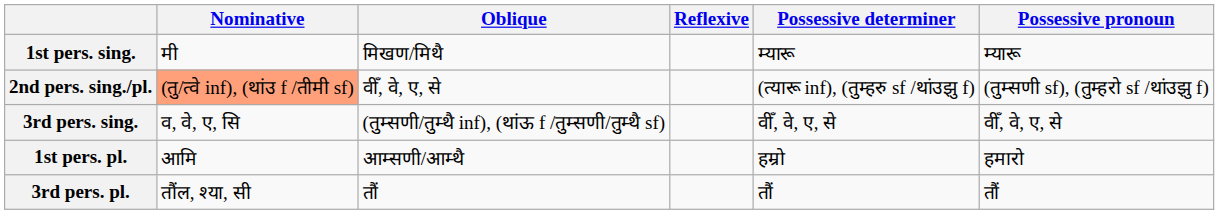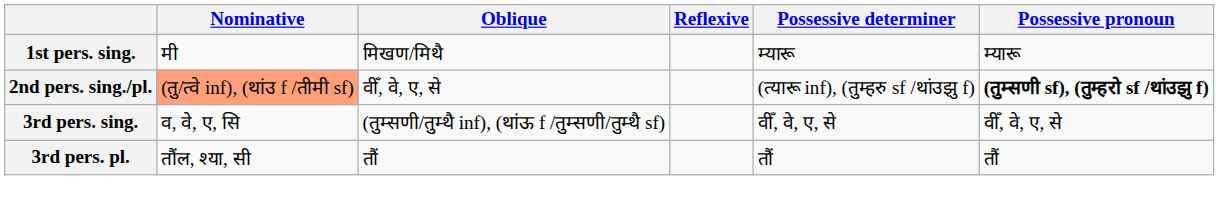(1096, 88) normal -> (1096, 88) bold
- row: (81, 157)
